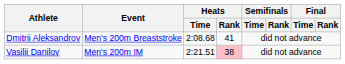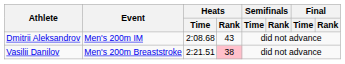(133, 39) Men's 200m Breaststroke -> (114, 39) Men's 200m IM
(229, 39) 41 -> (229, 39) 43
(114, 52) Men's 200m IM -> (133, 52) Men's 200m Breaststroke
